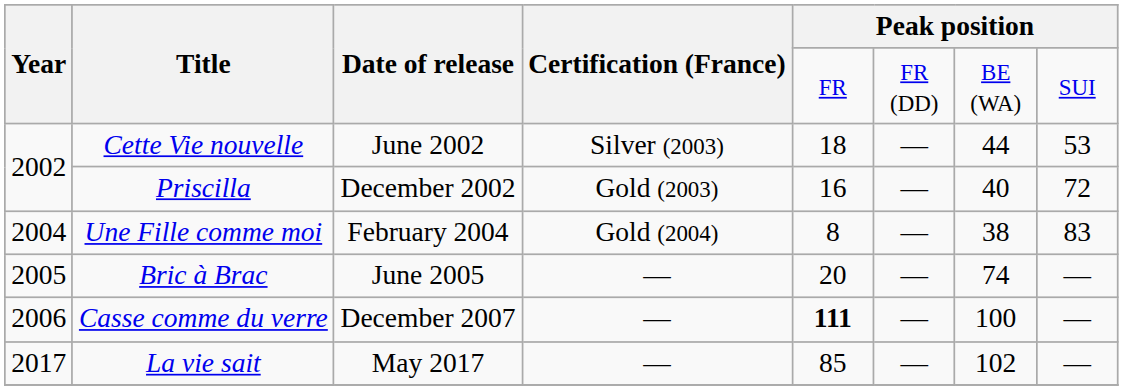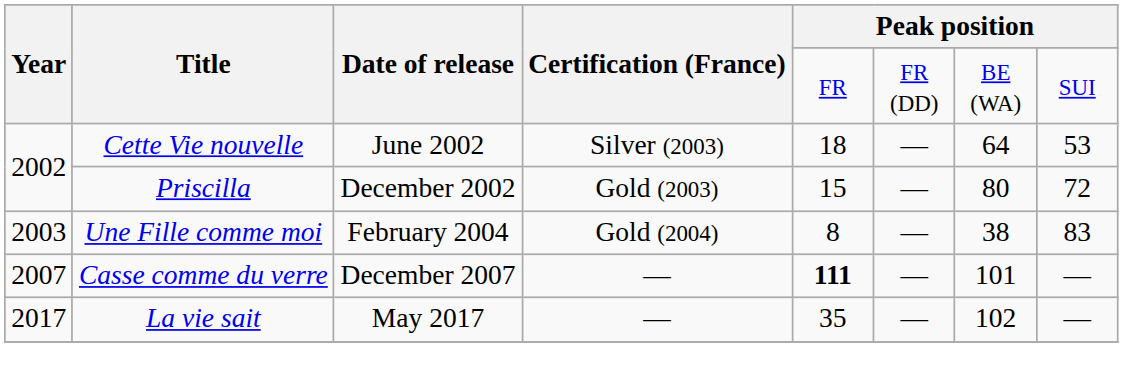(996, 144) 44 -> (996, 144) 64
(833, 188) 16 -> (833, 188) 15
(996, 188) 40 -> (996, 188) 80
(39, 231) 2004 -> (39, 231) 2003
- row: (203, 275)
(39, 319) 2006 -> (39, 275) 2007
(996, 319) 100 -> (996, 275) 101
(833, 362) 85 -> (833, 319) 35
